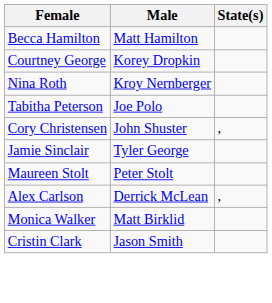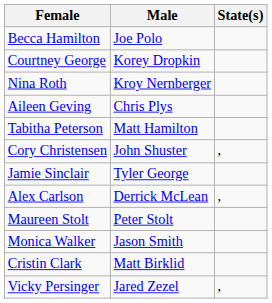(156, 38) Matt Hamilton -> (138, 38) Joe Polo
+ row: (49, 106)
(138, 106) Joe Polo -> (156, 128) Matt Hamilton
rows swapped: (45, 196) <-> (48, 173)
(149, 219) Matt Birklid -> (148, 241) Jason Smith
(148, 241) Jason Smith -> (149, 264) Matt Birklid
+ row: (53, 286)
